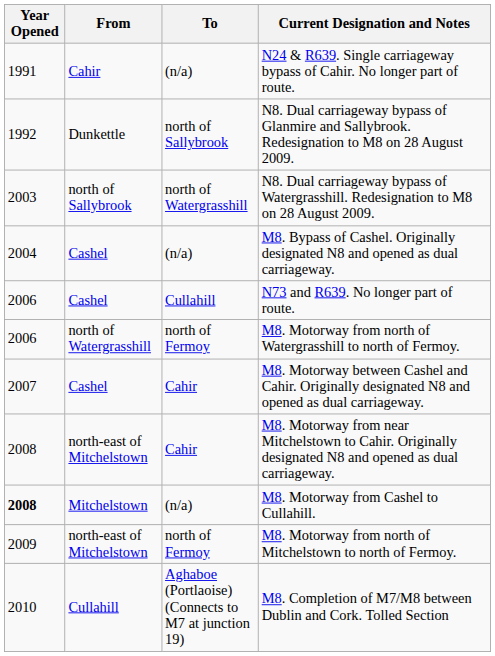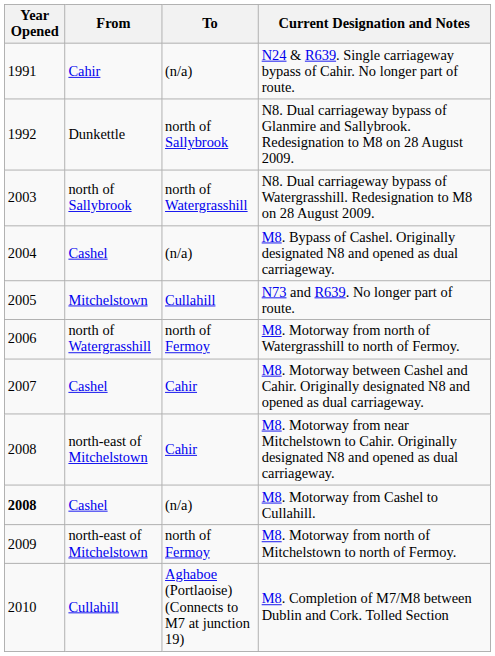(22, 300) 2006 -> (22, 300) 2005
(88, 300) Cashel -> (108, 300) Mitchelstown
(108, 504) Mitchelstown -> (88, 504) Cashel
